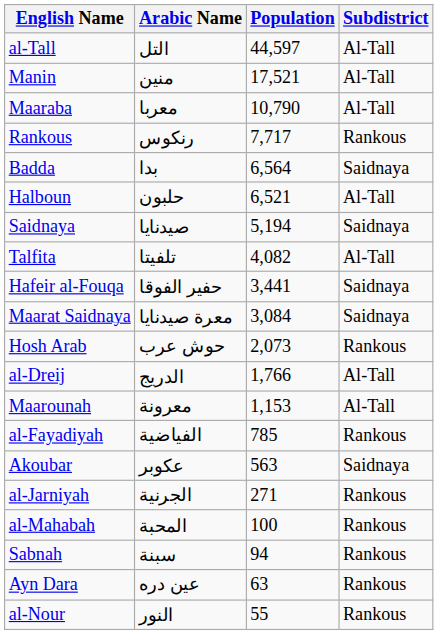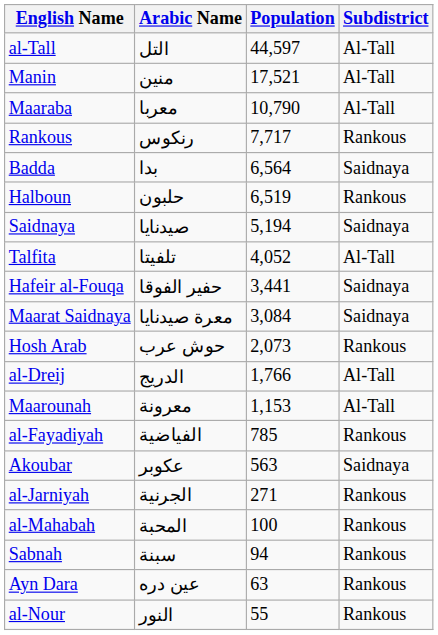(271, 197) 6,521 -> (271, 197) 6,519
(369, 197) Al-Tall -> (375, 197) Rankous
(271, 256) 4,082 -> (271, 256) 4,052
